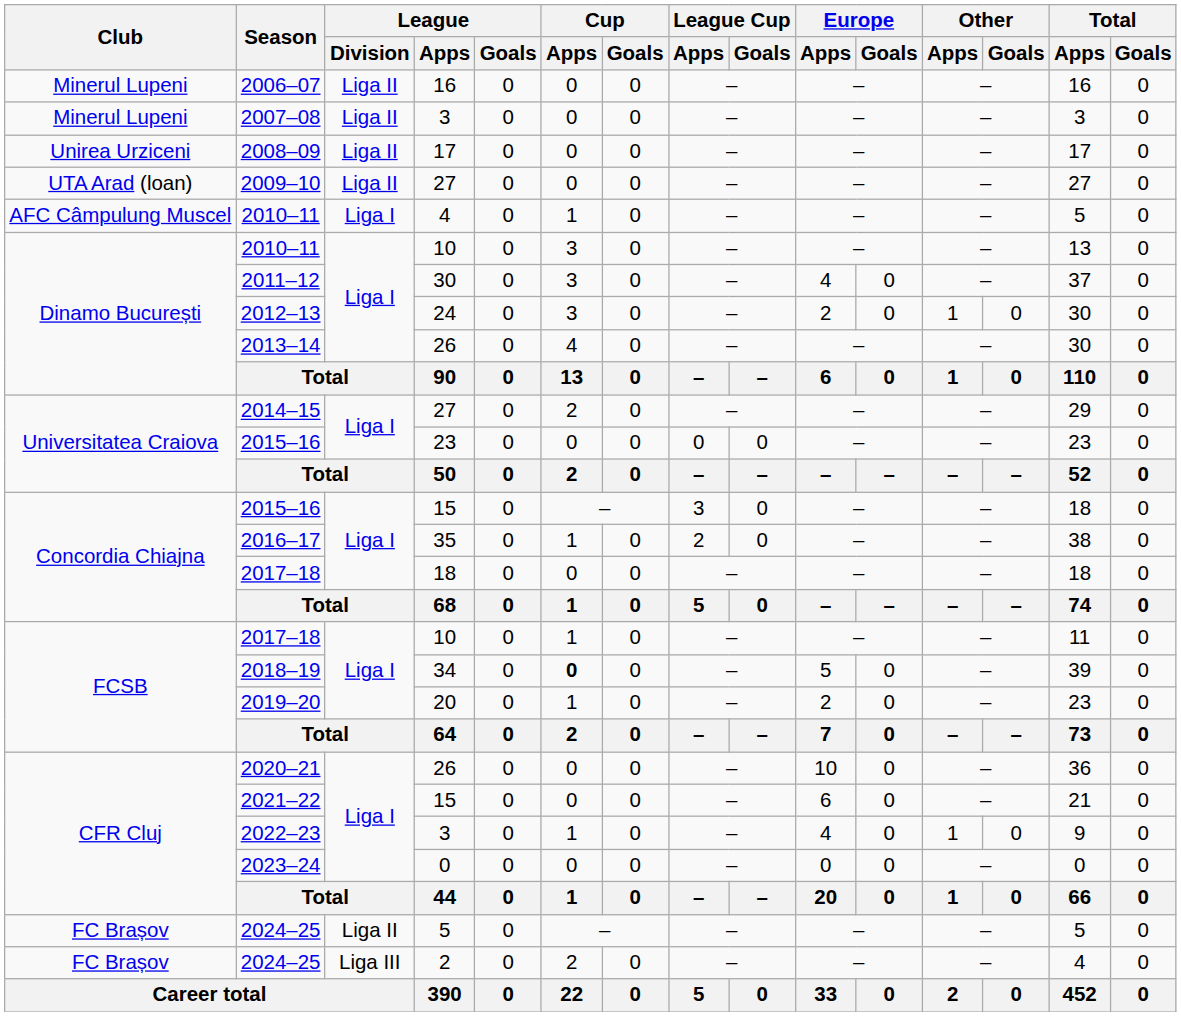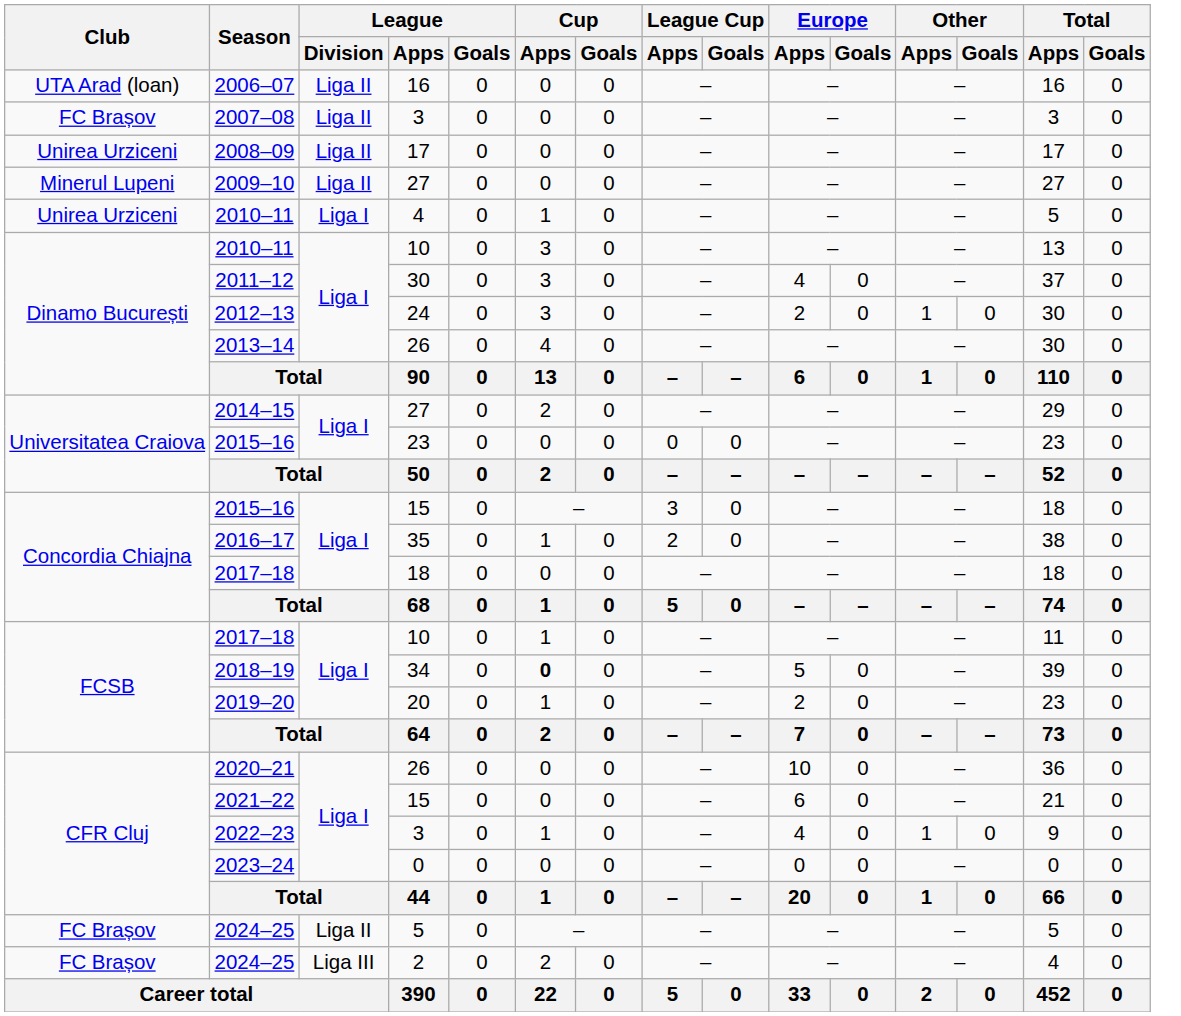(120, 85) Minerul Lupeni -> (107, 85) UTA Arad (loan)
(120, 118) Minerul Lupeni -> (107, 118) FC Brașov
(120, 183) UTA Arad (loan) -> (107, 183) Minerul Lupeni
(120, 215) AFC Câmpulung Muscel -> (107, 215) Unirea Urziceni
